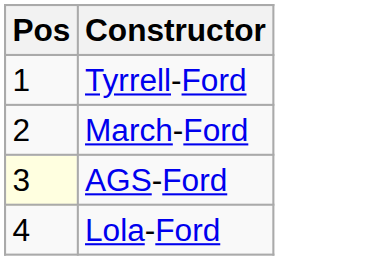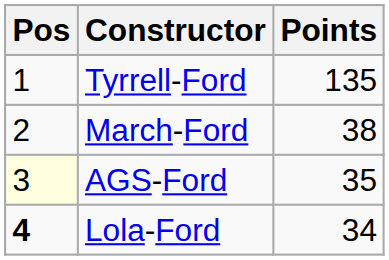+ column: (329, 30)
(21, 230) normal -> (21, 230) bold
